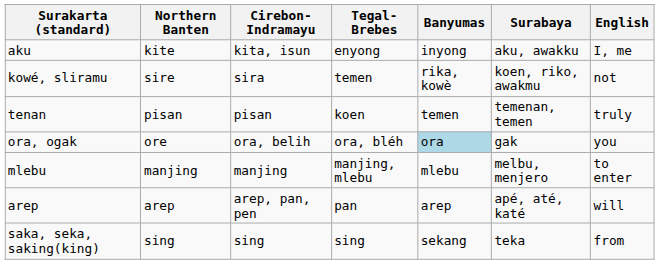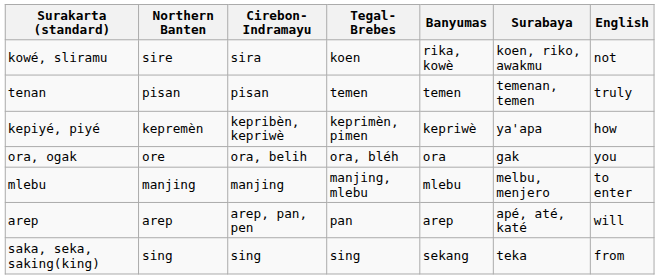- row: (19, 50)
(353, 78) temen -> (345, 58) koen
(350, 114) koen -> (349, 93) temen
+ row: (54, 129)
(432, 142) lightblue background -> (434, 157) no background
